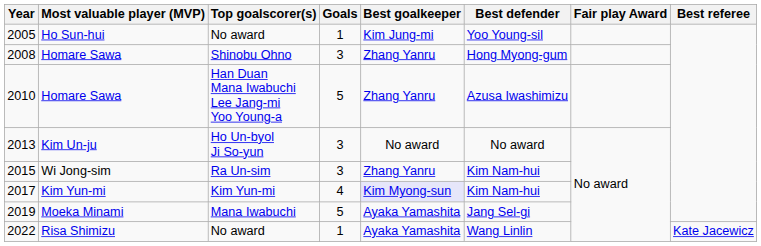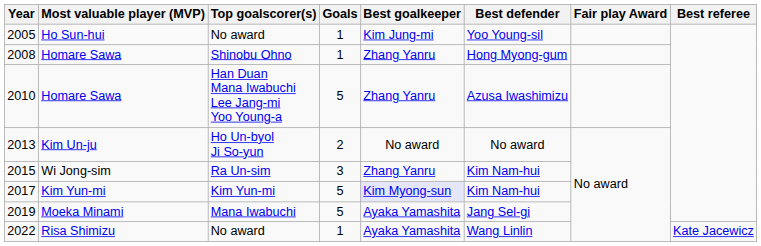(340, 54) 3 -> (340, 54) 1
(340, 144) 3 -> (340, 144) 2
(340, 191) 4 -> (340, 191) 5
